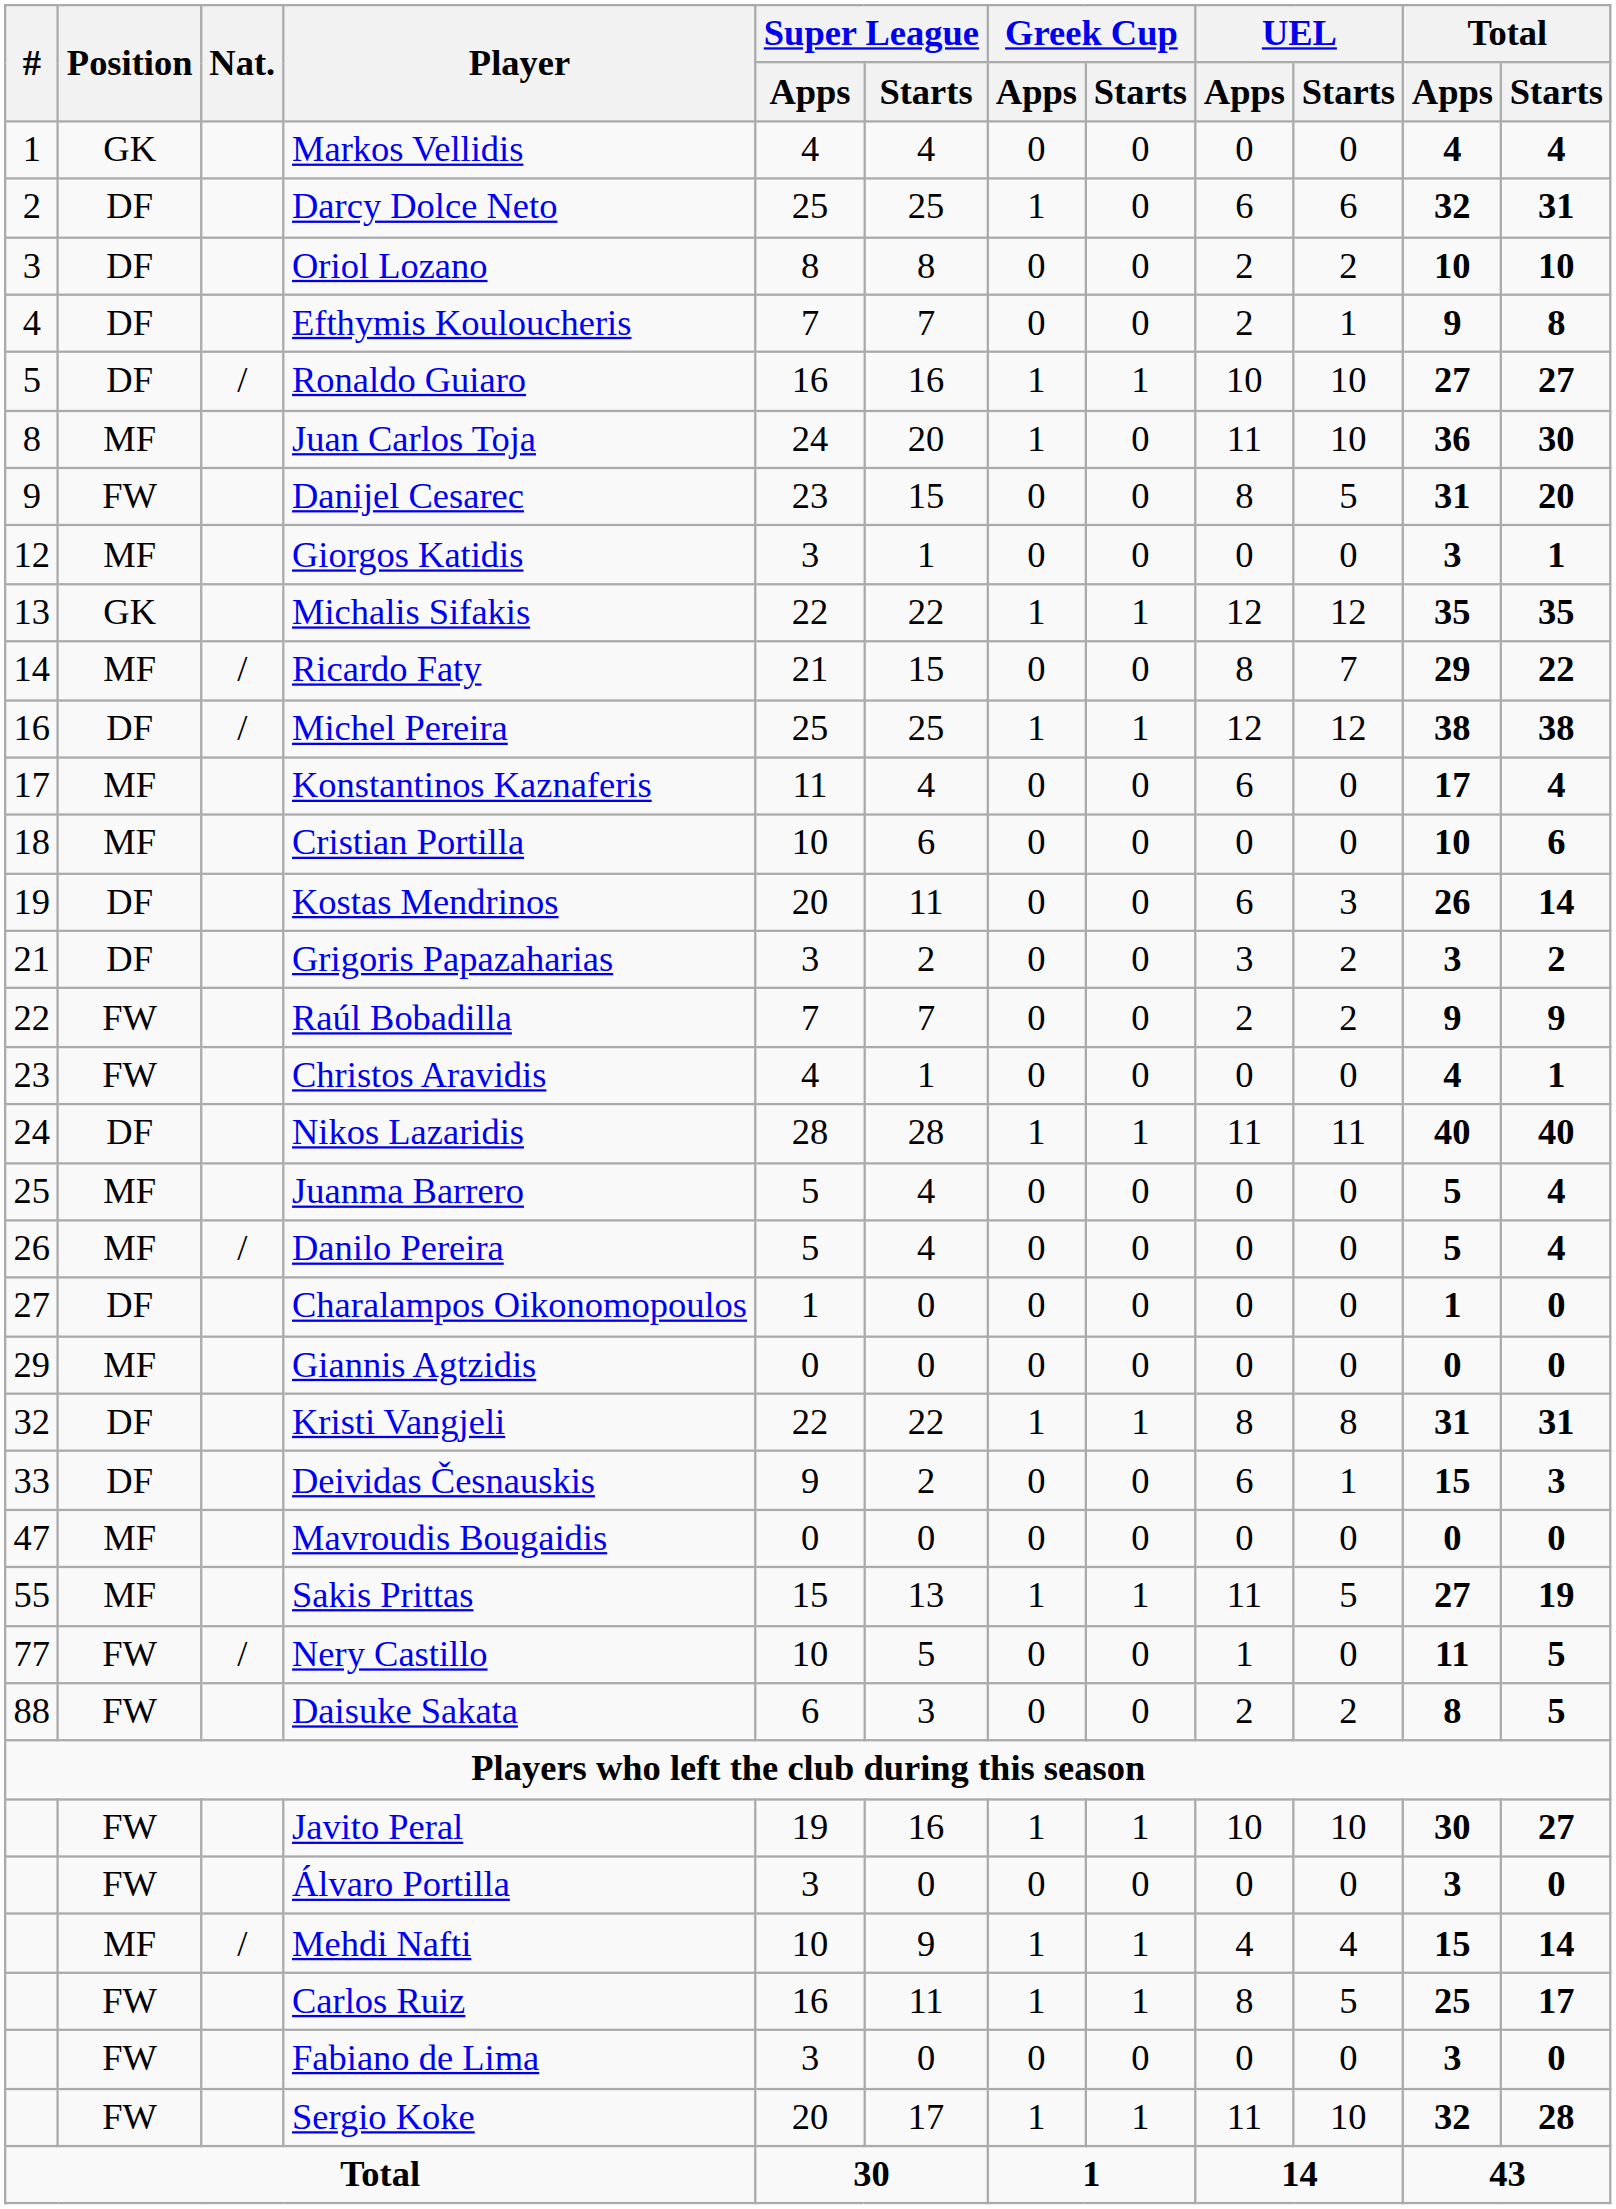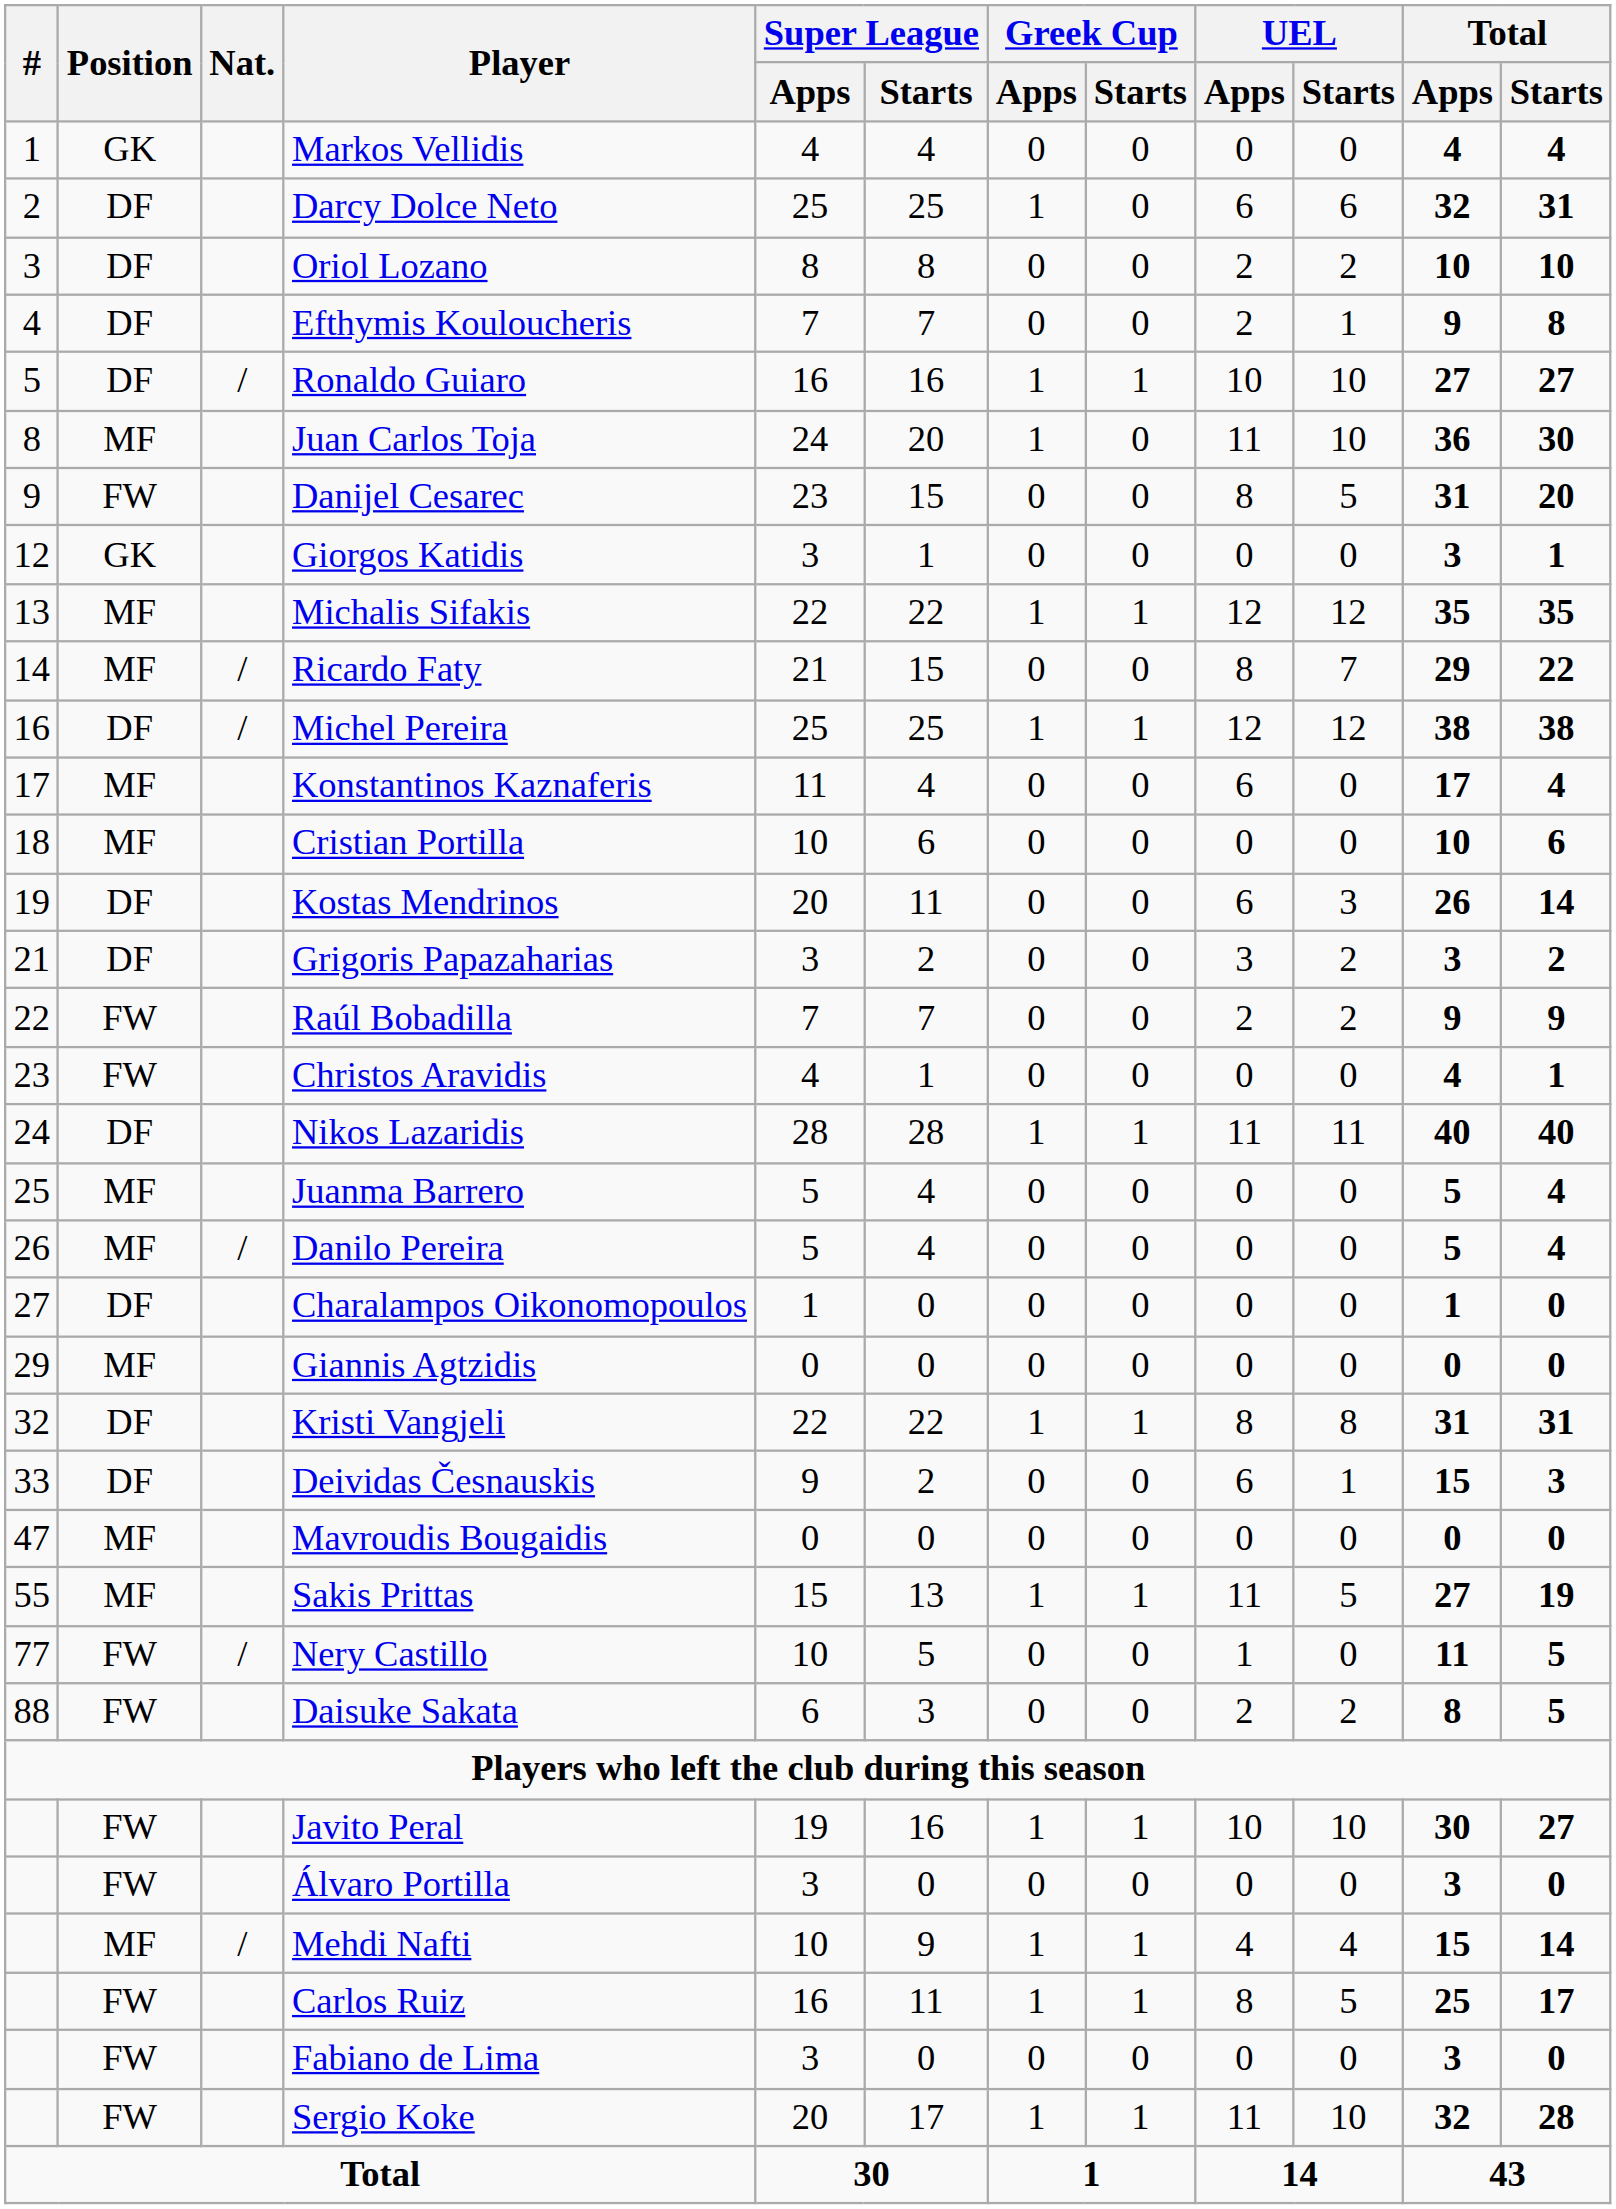(130, 554) MF -> (130, 554) GK
(130, 611) GK -> (130, 611) MF
